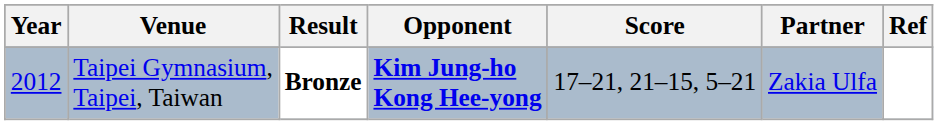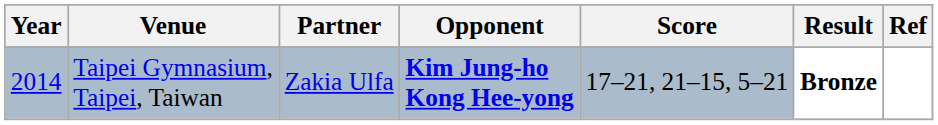columns swapped: (822, 25) <-> (323, 25)
(36, 82) 2012 -> (36, 82) 2014
